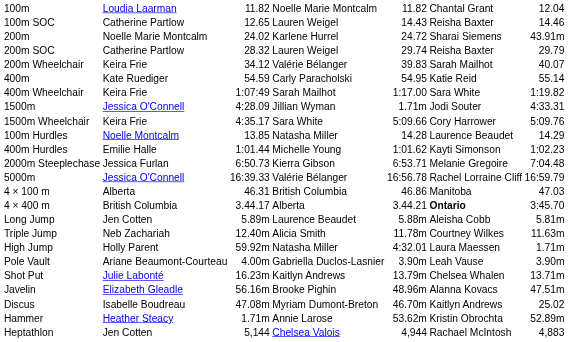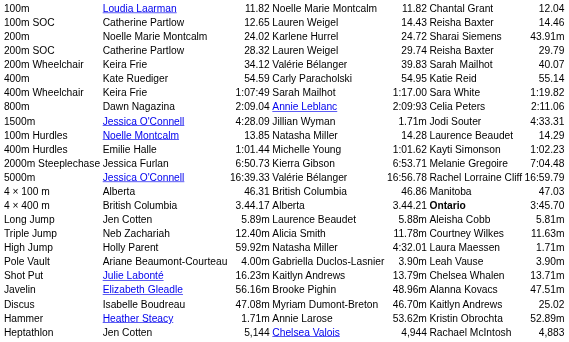+ row: (17, 107)
- row: (47, 121)
